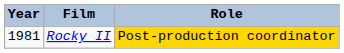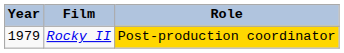(24, 37) 1981 -> (24, 37) 1979
